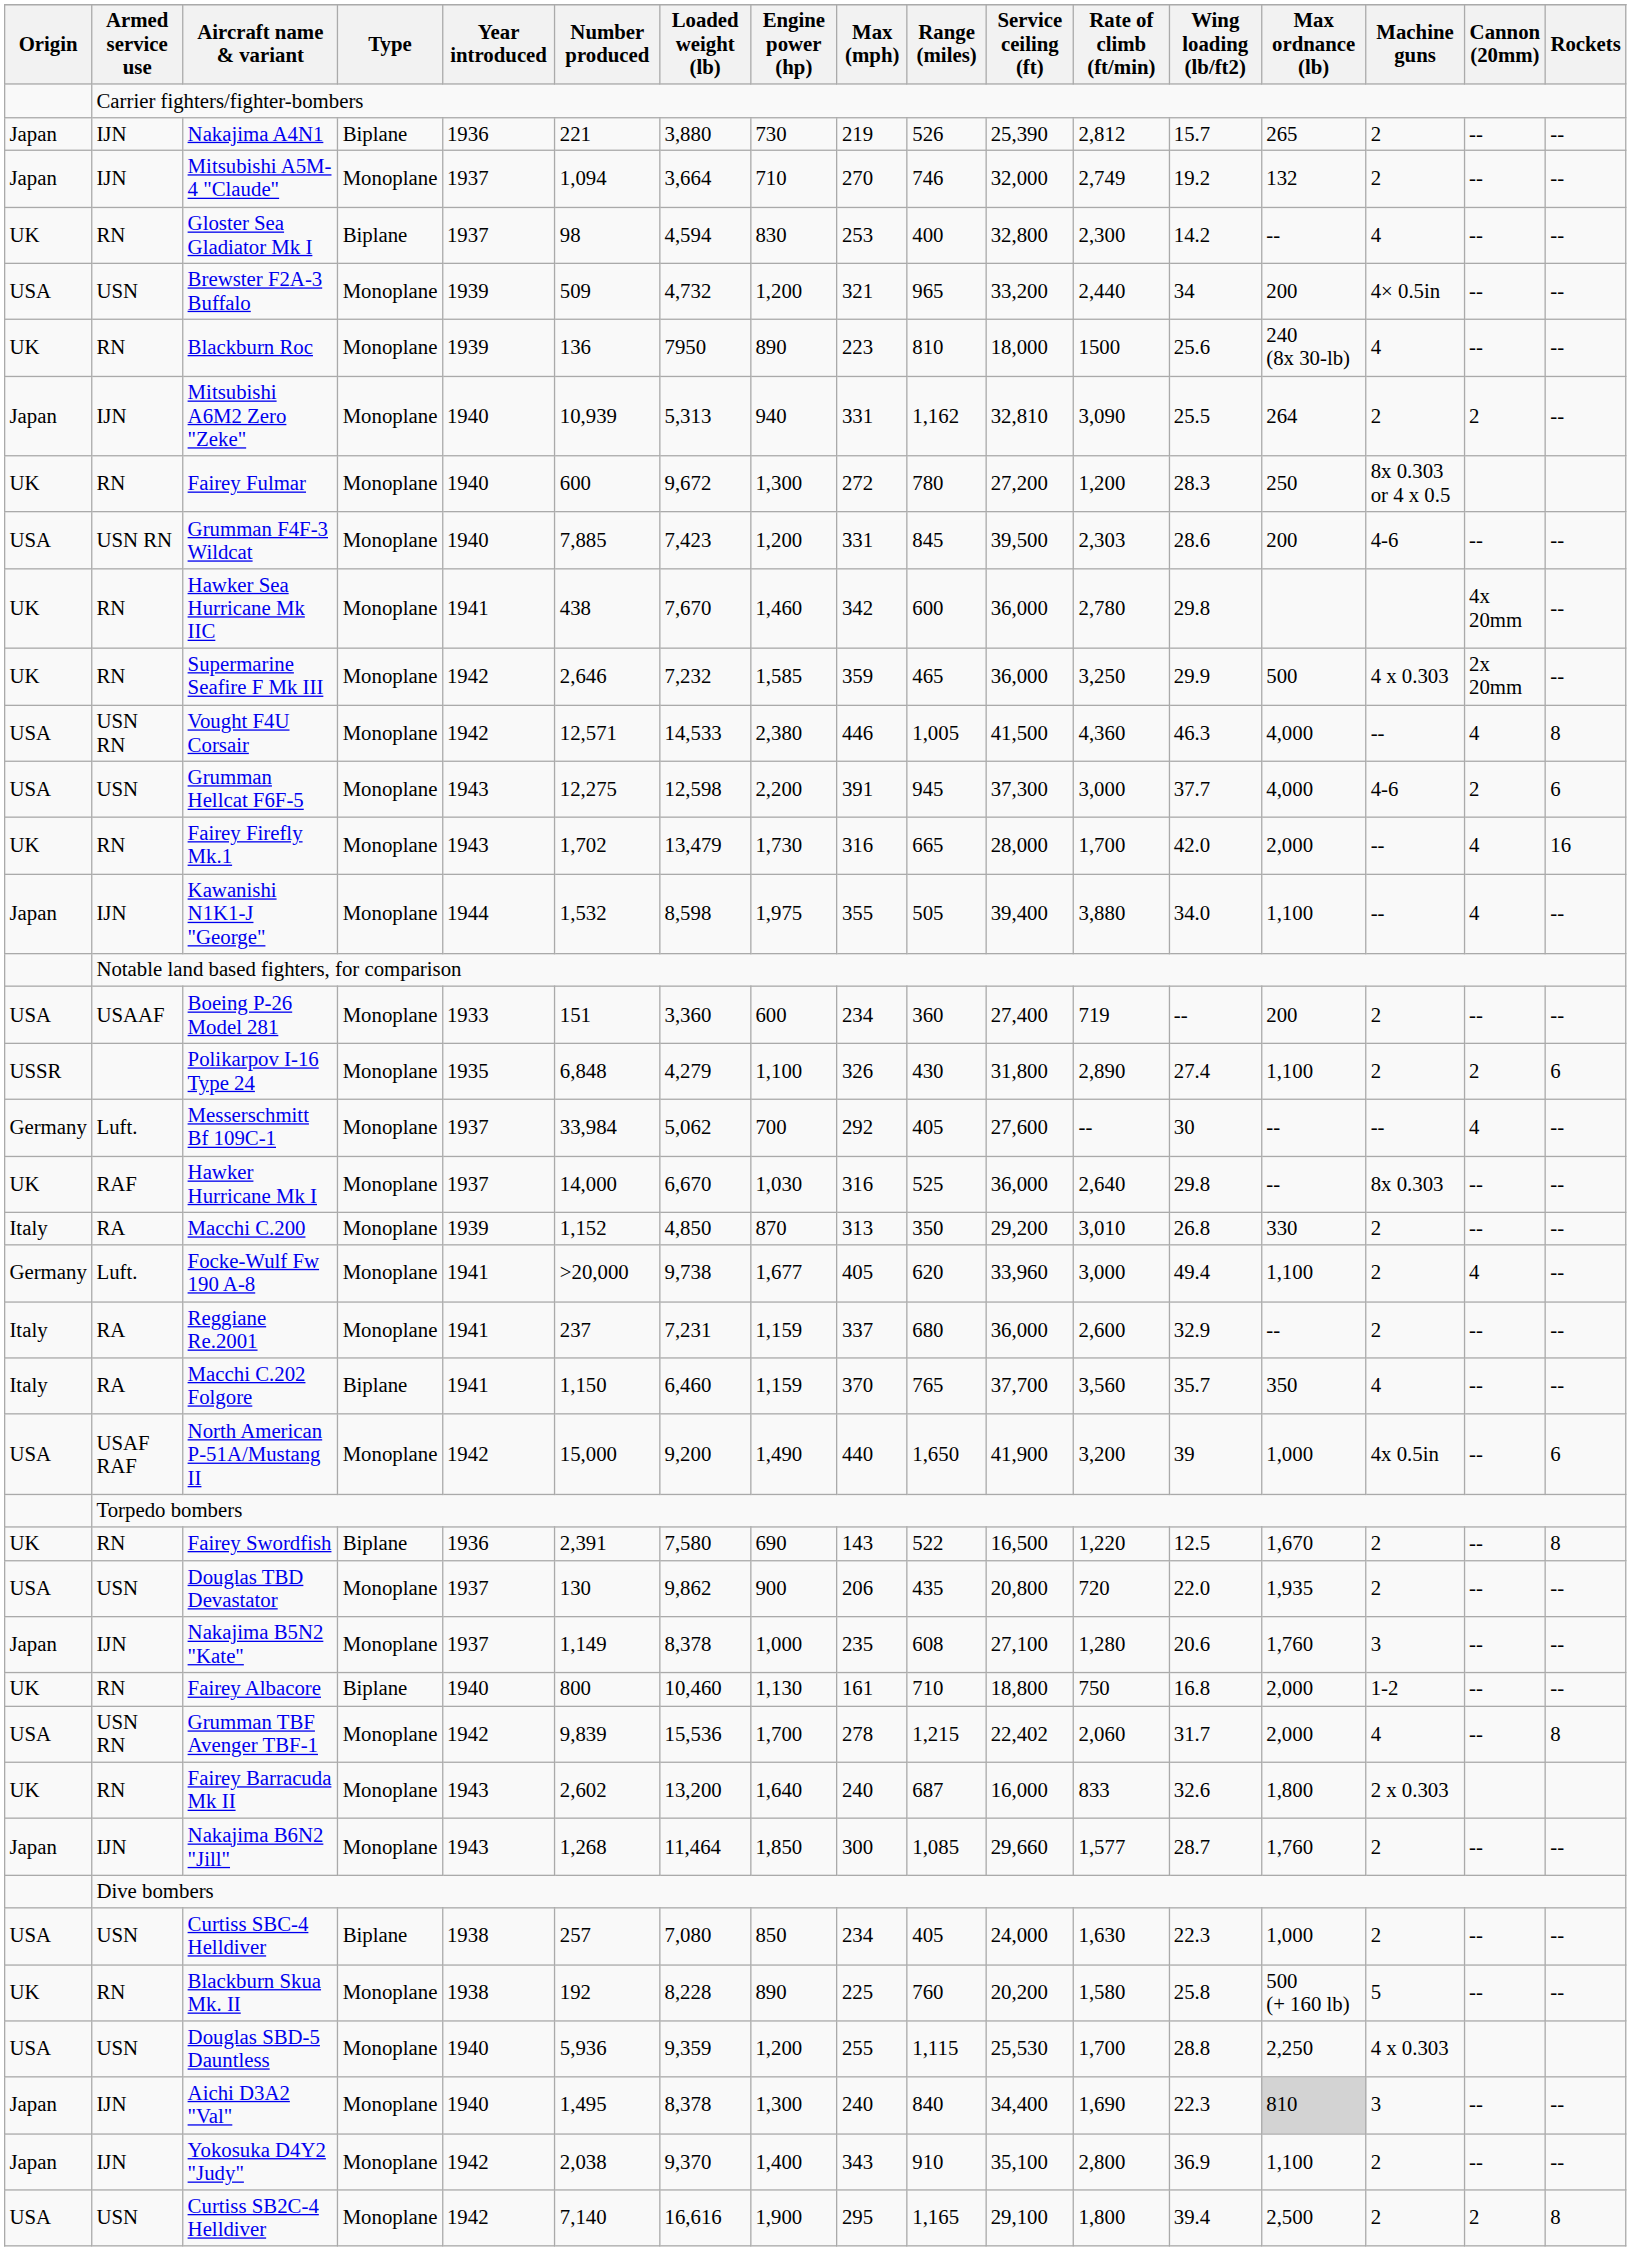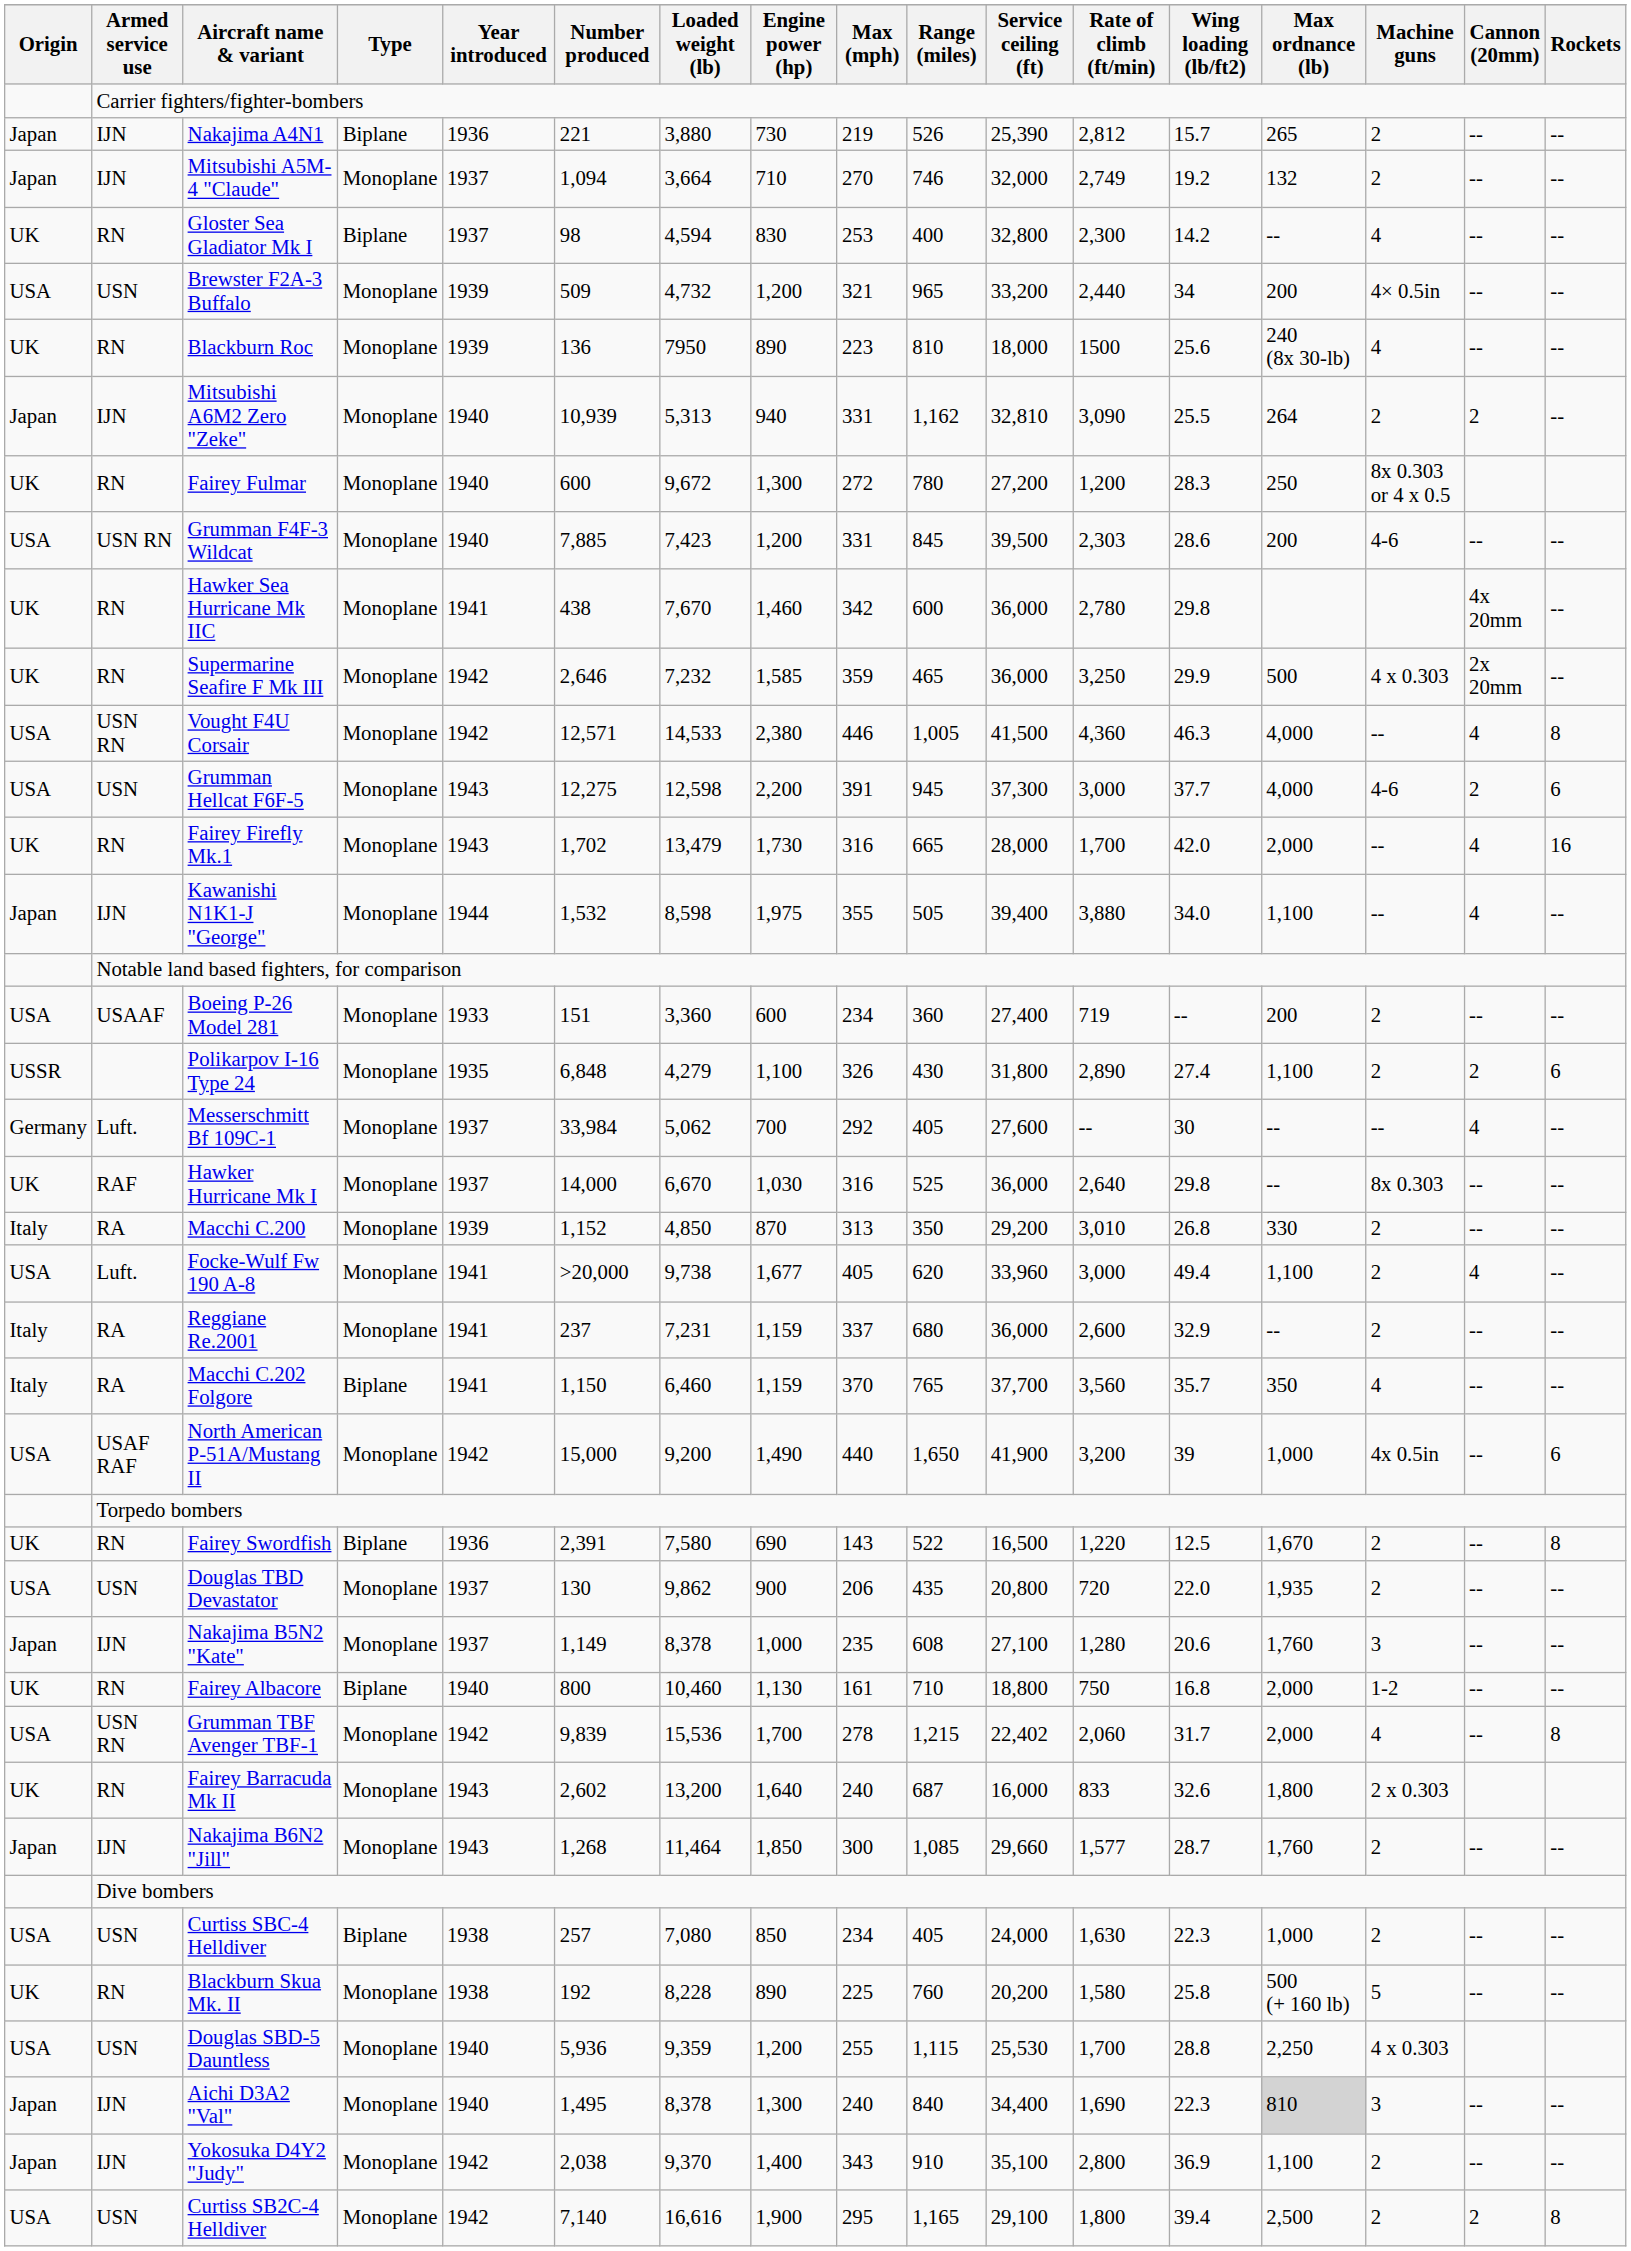(48, 1273) Germany -> (30, 1273) USA
